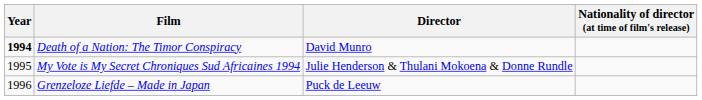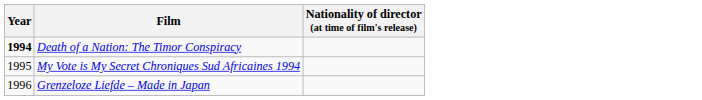- column: (439, 20)
